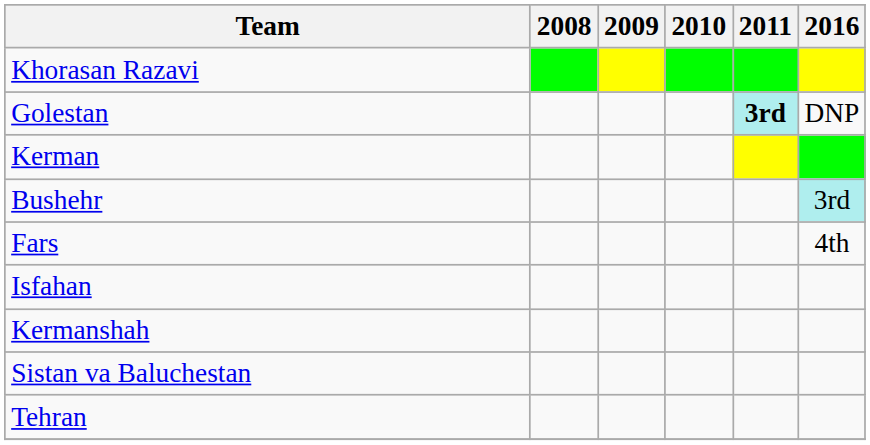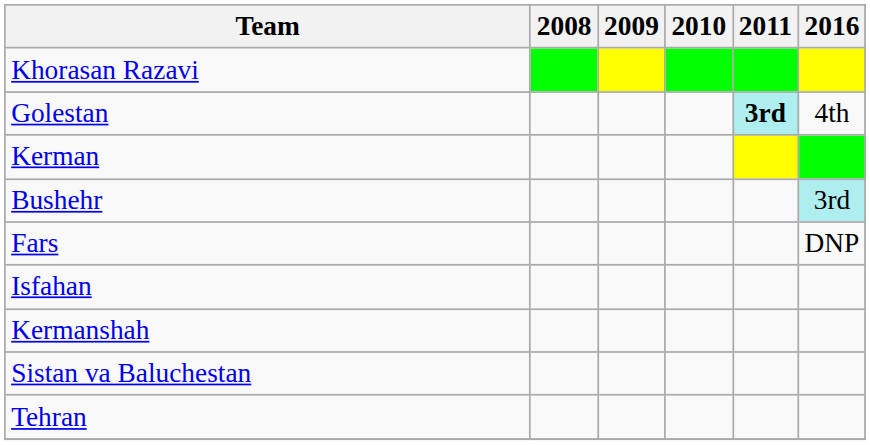(832, 112) DNP -> (832, 112) 4th
(832, 243) 4th -> (832, 243) DNP
